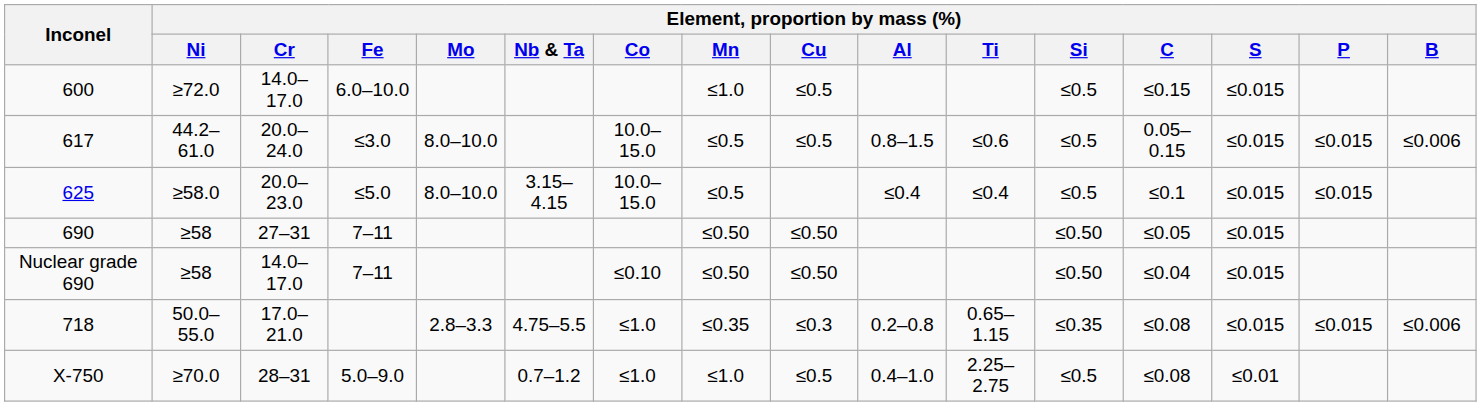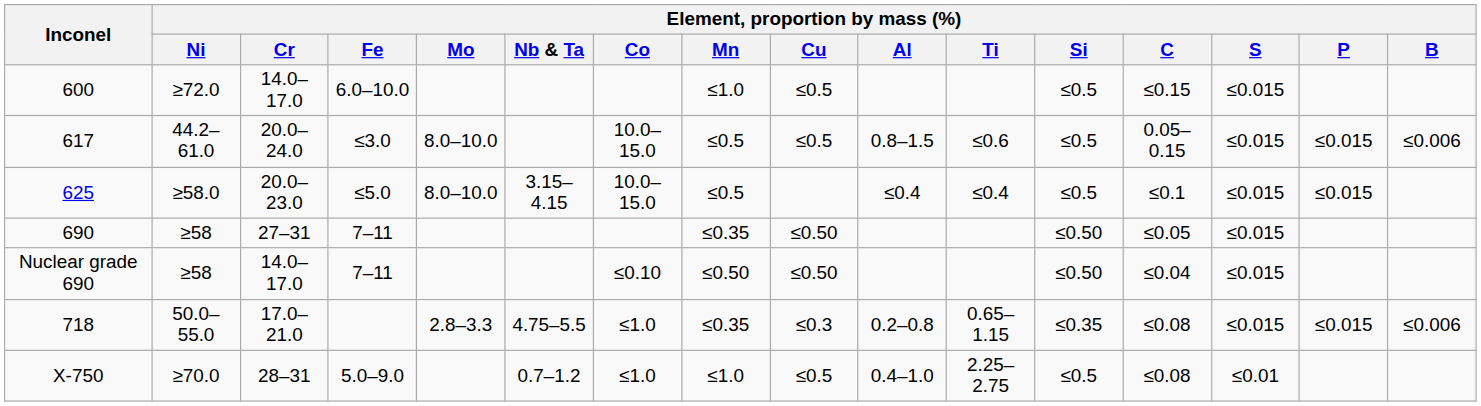(726, 232) ≤0.50 -> (726, 232) ≤0.35
